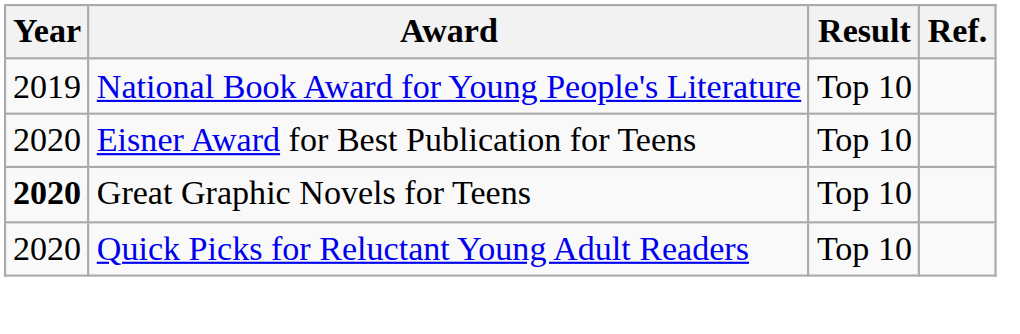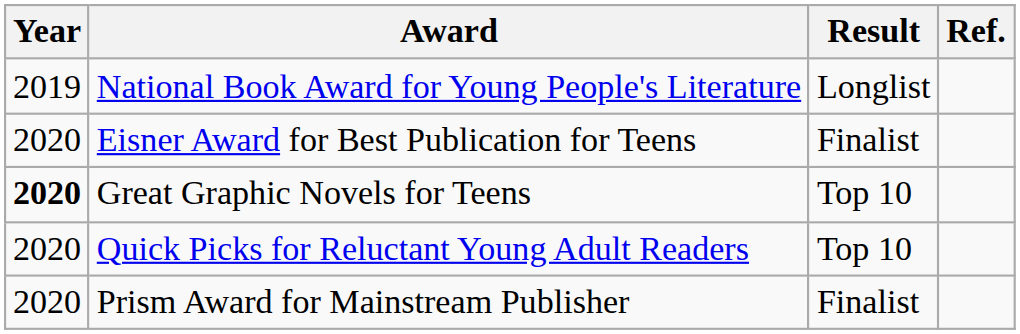(864, 85) Top 10 -> (874, 85) Longlist
(864, 139) Top 10 -> (868, 139) Finalist
+ row: (363, 301)
